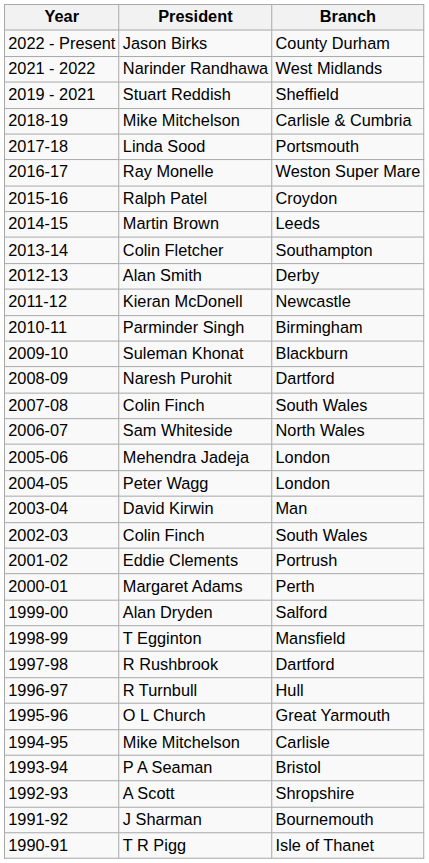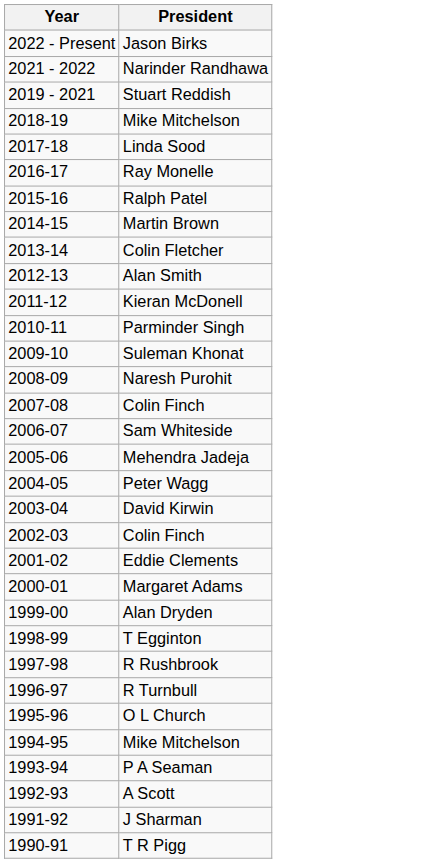- column: (348, 17)
